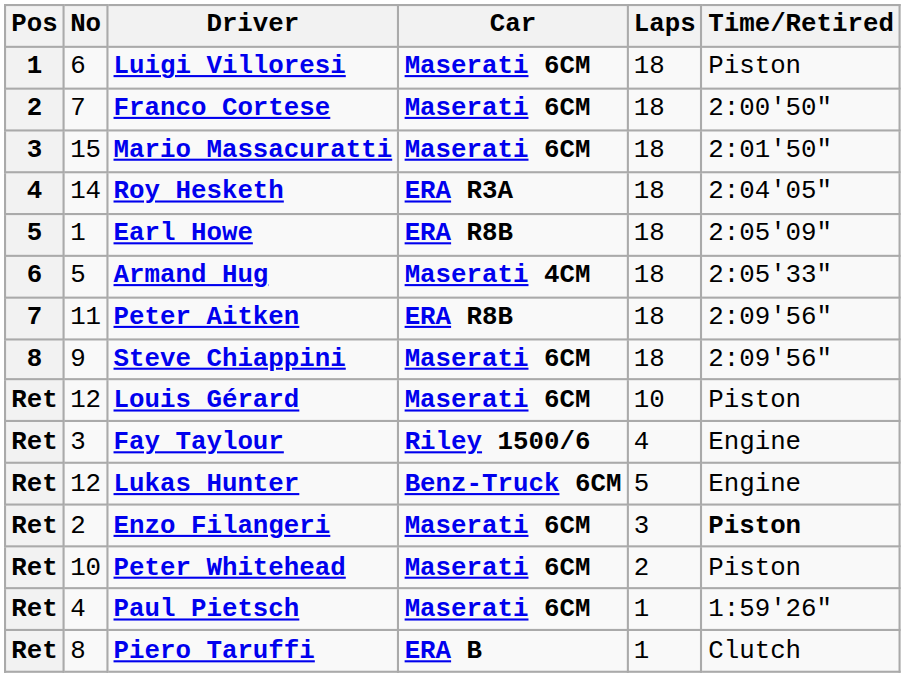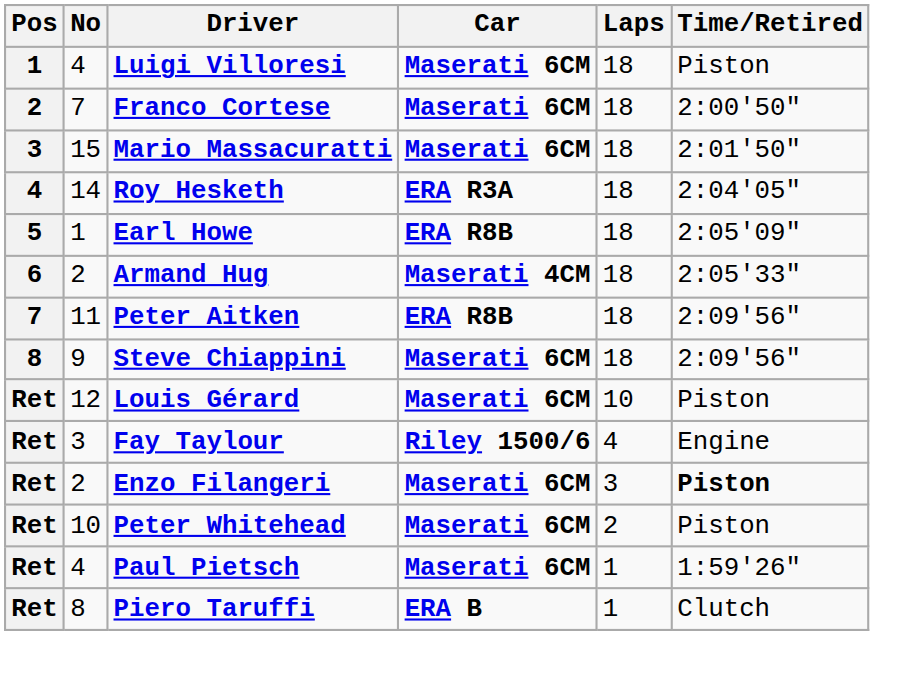(78, 68) 6 -> (78, 68) 4
(78, 276) 5 -> (78, 276) 2
- row: (206, 485)
